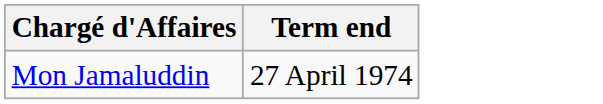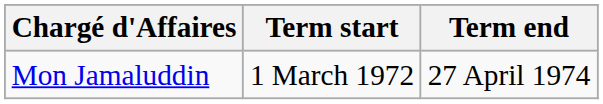+ column: (332, 27)
